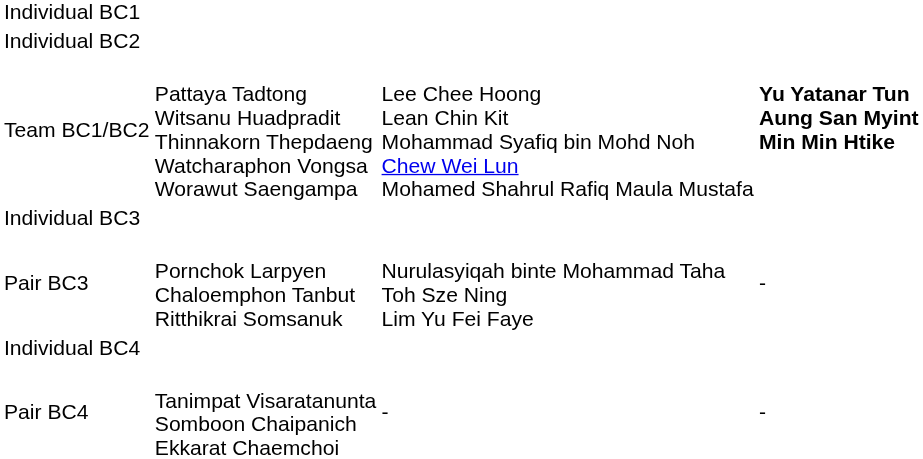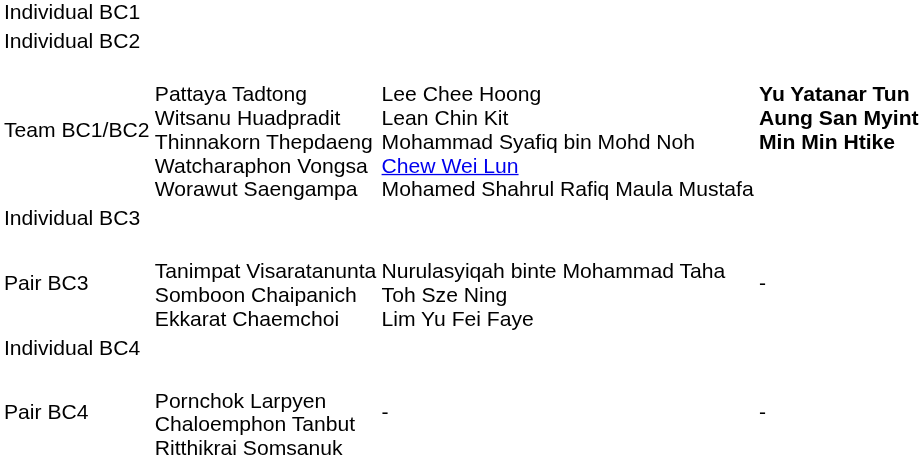(255, 295) Pornchok Larpyen Chaloemphon Tanbut Ritthikrai Somsanuk -> (266, 295) Tanimpat Visaratanunta Somboon Chaipanich Ekkarat Chaemchoi
(266, 424) Tanimpat Visaratanunta Somboon Chaipanich Ekkarat Chaemchoi -> (255, 424) Pornchok Larpyen Chaloemphon Tanbut Ritthikrai Somsanuk
